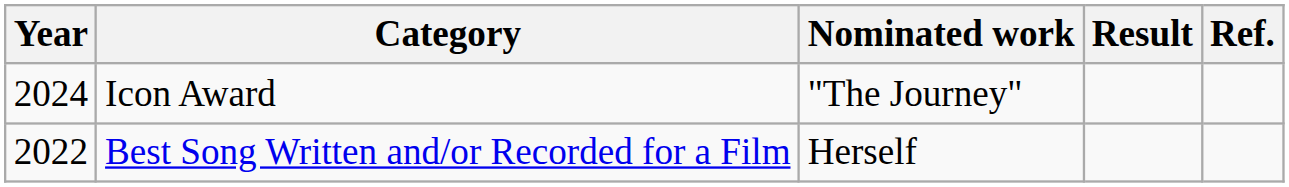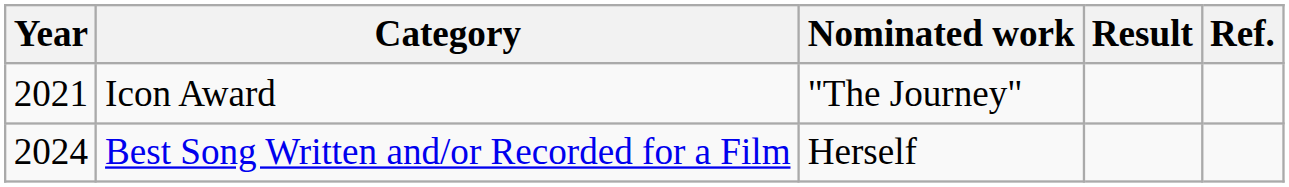(51, 92) 2024 -> (51, 92) 2021
(51, 151) 2022 -> (51, 151) 2024
